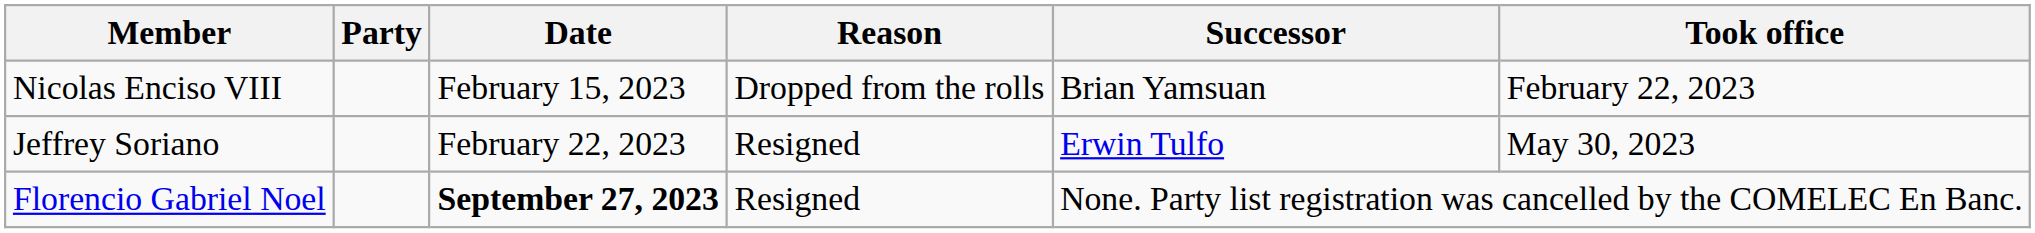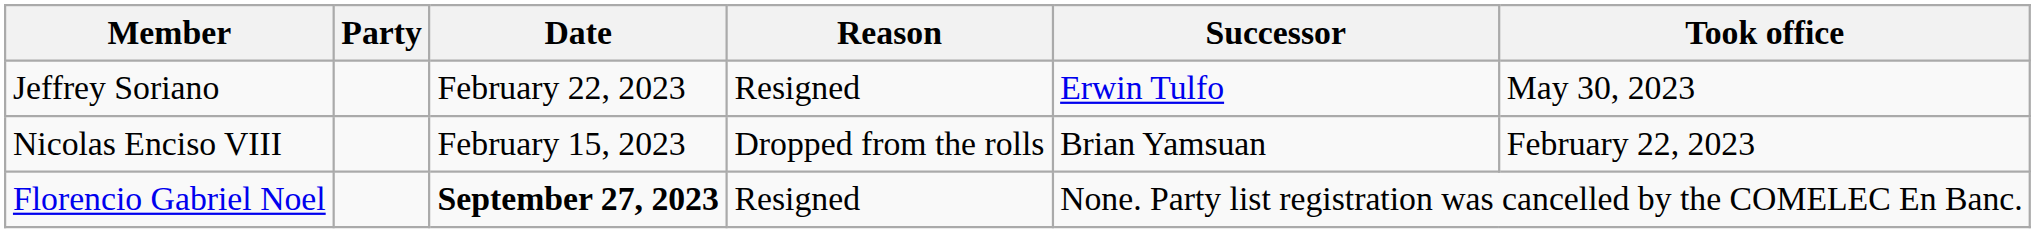rows swapped: (147, 88) <-> (116, 143)
